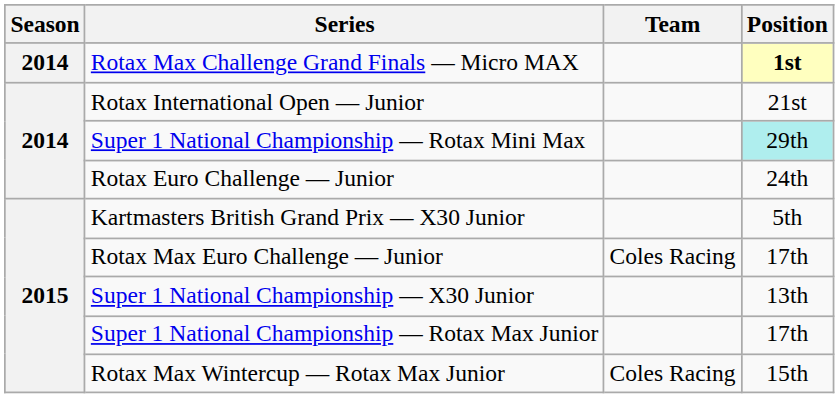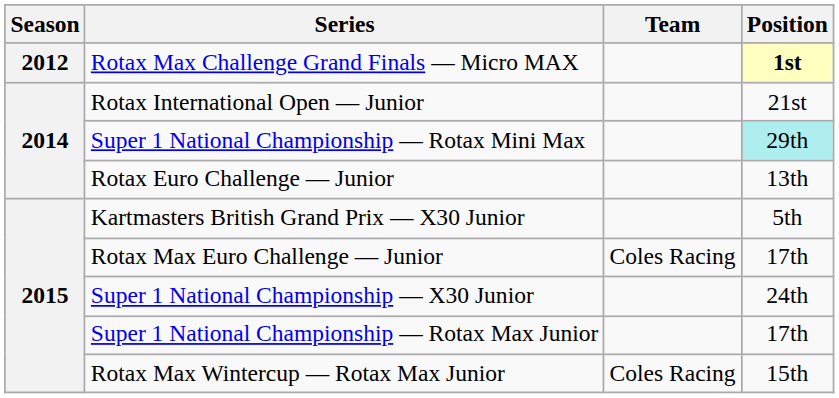(45, 62) 2014 -> (45, 62) 2012
(787, 178) 24th -> (787, 178) 13th
(787, 295) 13th -> (787, 295) 24th
